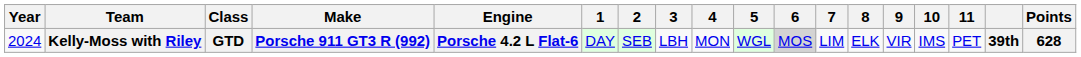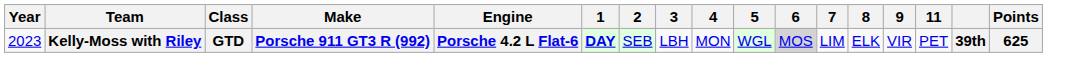- column: (932, 17)
(25, 40) 2024 -> (25, 40) 2023
(600, 40) normal -> (600, 40) bold
(1049, 40) 628 -> (1016, 40) 625
